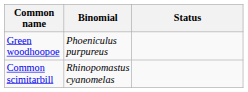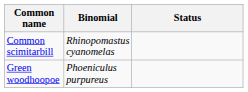rows swapped: (33, 46) <-> (30, 73)
